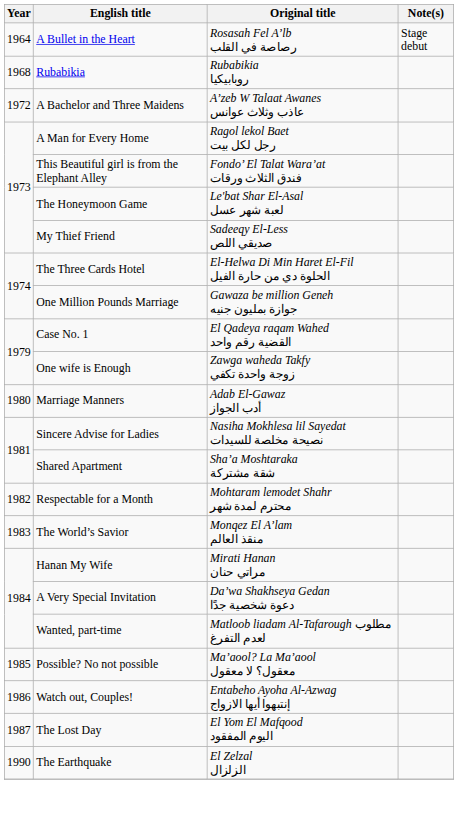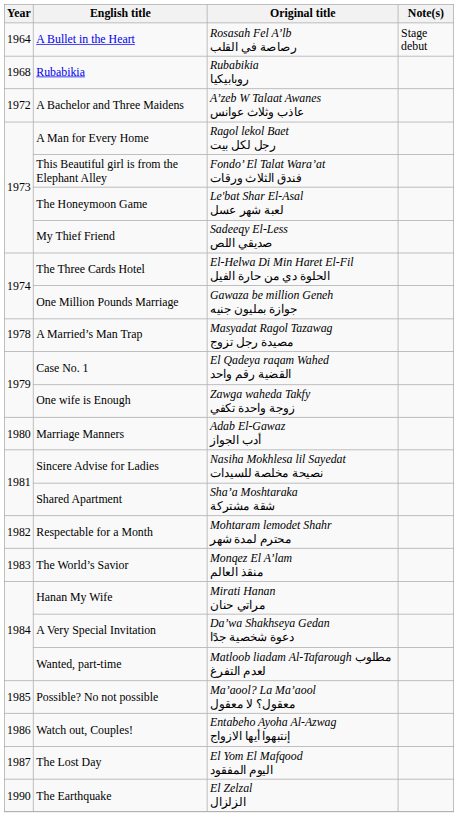+ row: (89, 335)
